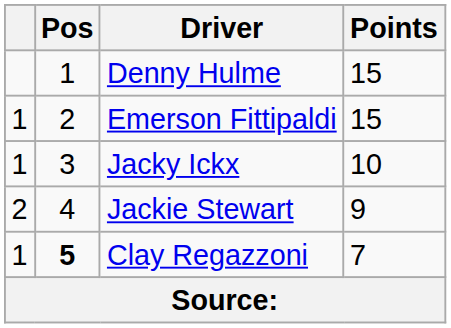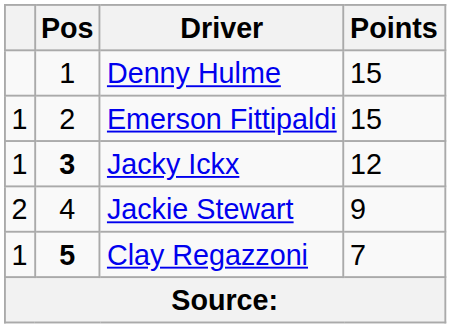(67, 164) normal -> (67, 164) bold
(366, 164) 10 -> (366, 164) 12
